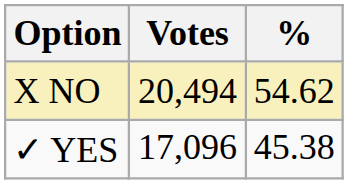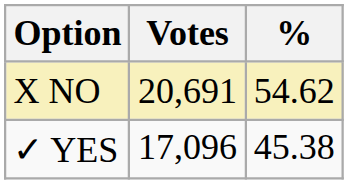(188, 90) 20,494 -> (188, 90) 20,691
